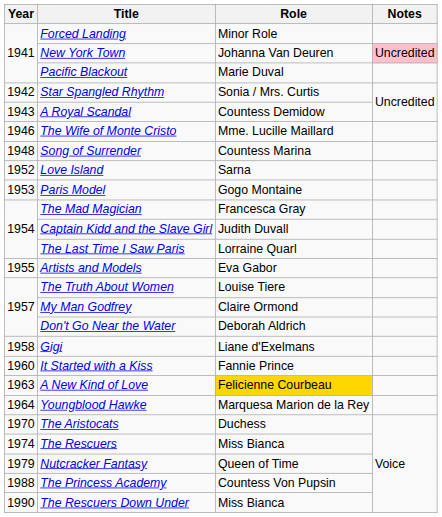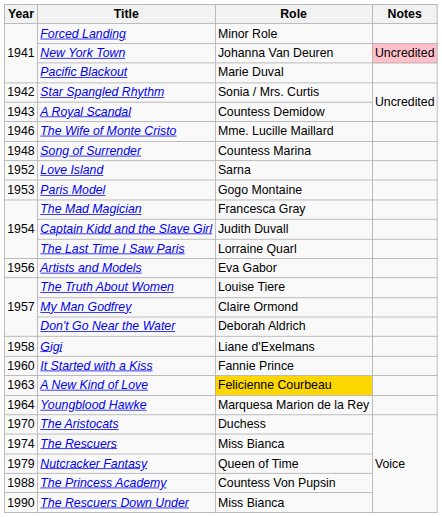(21, 268) 1955 -> (21, 268) 1956
